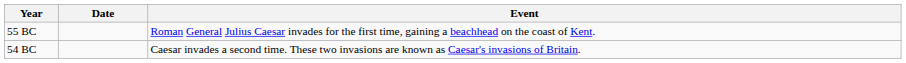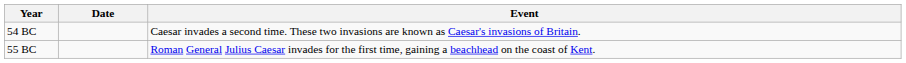rows swapped: (22, 31) <-> (22, 49)
